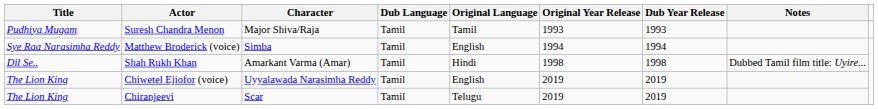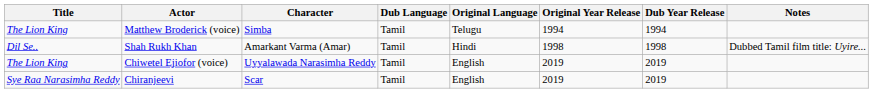- row: (174, 29)
(63, 46) Sye Raa Narasimha Reddy -> (37, 29) The Lion King
(468, 46) English -> (467, 29) Telugu
(37, 96) The Lion King -> (63, 79) Sye Raa Narasimha Reddy
(467, 96) Telugu -> (468, 79) English
